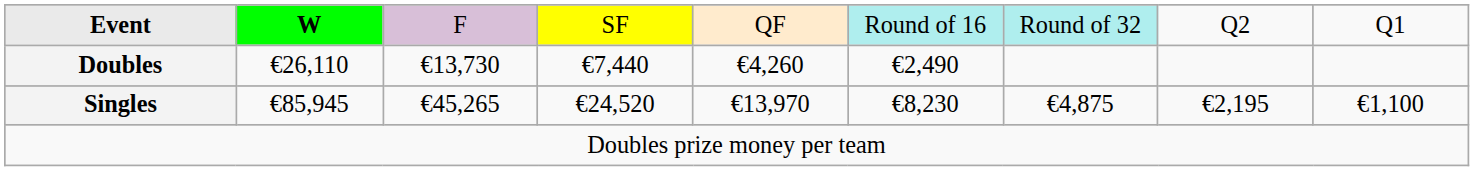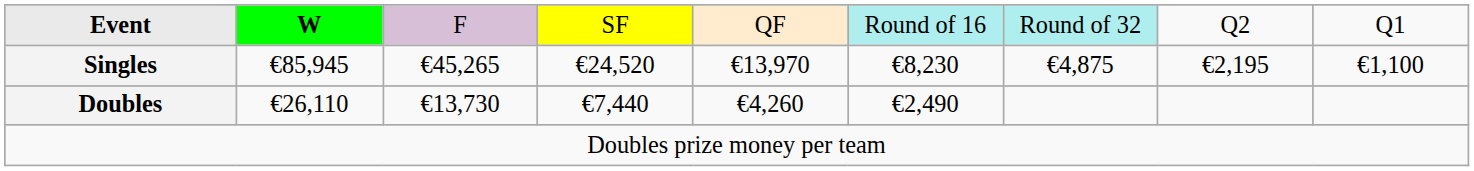rows swapped: (120, 105) <-> (120, 65)
